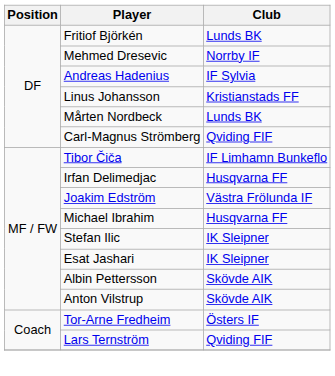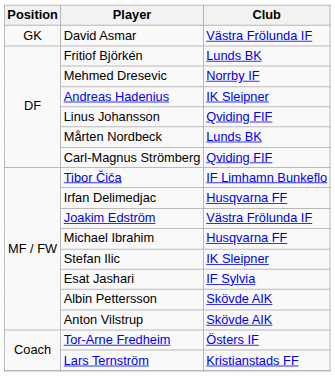+ row: (100, 35)
(231, 76) IF Sylvia -> (238, 96) IK Sleipner
(252, 96) Kristianstads FF -> (239, 116) Qviding FIF
(238, 259) IK Sleipner -> (231, 279) IF Sylvia
(239, 340) Qviding FIF -> (252, 360) Kristianstads FF
